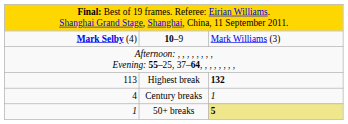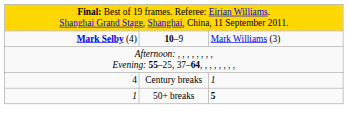- row: (174, 81)
(213, 111) khaki background -> (213, 96) no background
